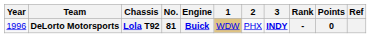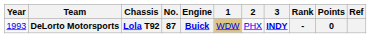(16, 26) 1996 -> (16, 26) 1993
(171, 26) 81 -> (171, 26) 87
